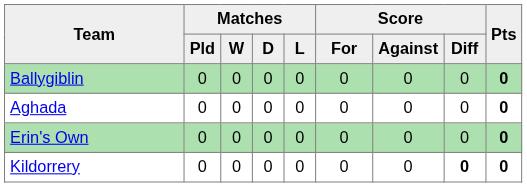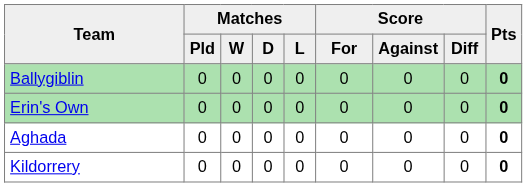rows swapped: (49, 137) <-> (38, 108)
(465, 167) bold -> (465, 167) normal
